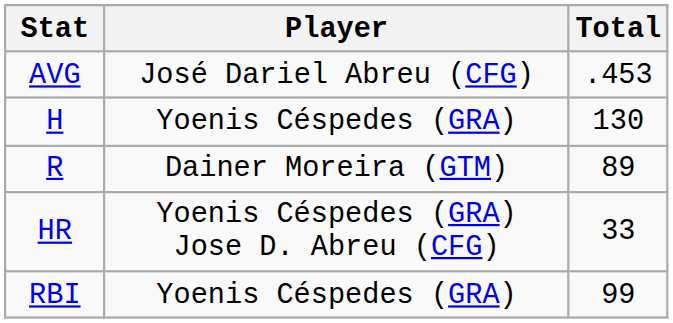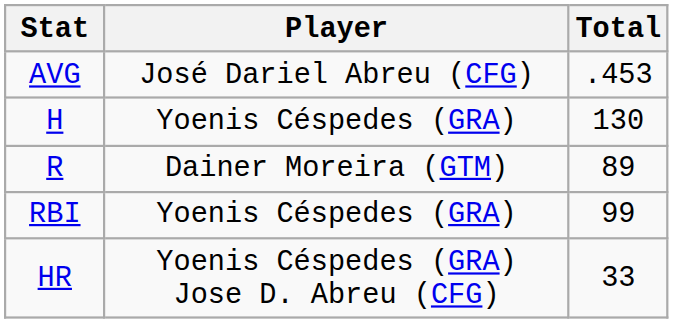rows swapped: (55, 231) <-> (55, 294)
